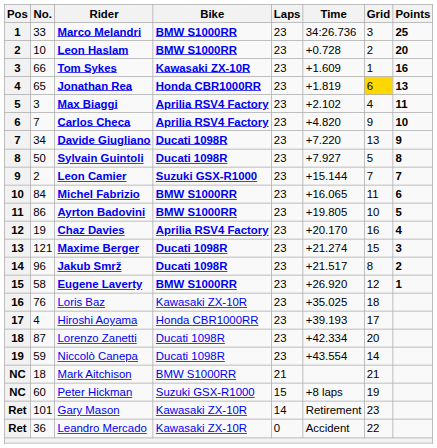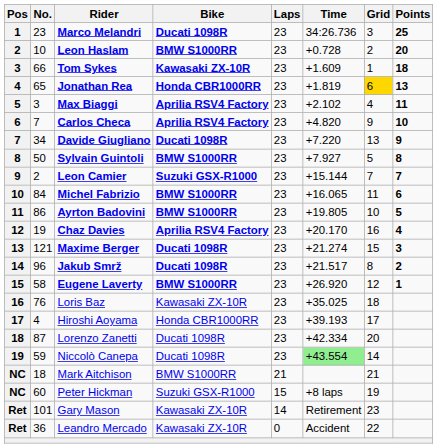(40, 32) 33 -> (40, 32) 23
(196, 32) BMW S1000RR -> (192, 32) Ducati 1098R
(402, 68) 16 -> (402, 68) 18
(192, 158) Ducati 1098R -> (196, 158) BMW S1000RR
(326, 356) no background -> (326, 356) lightgreen background
